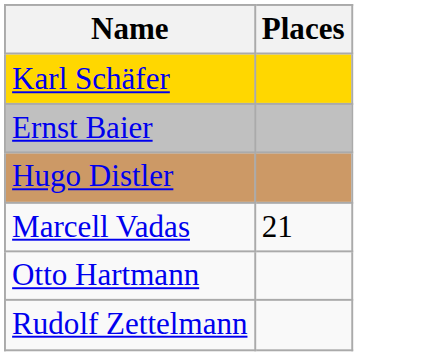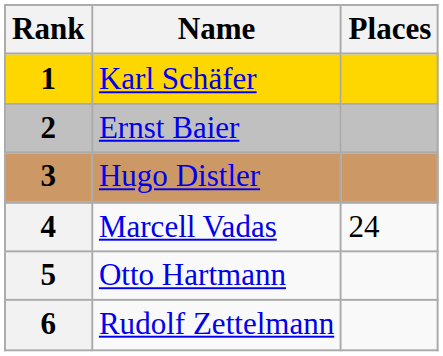+ column: (48, 29)
(277, 226) 21 -> (364, 226) 24
